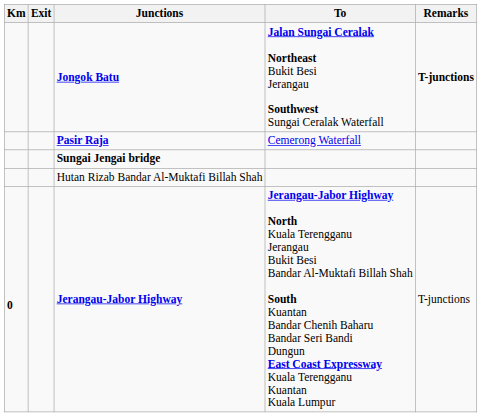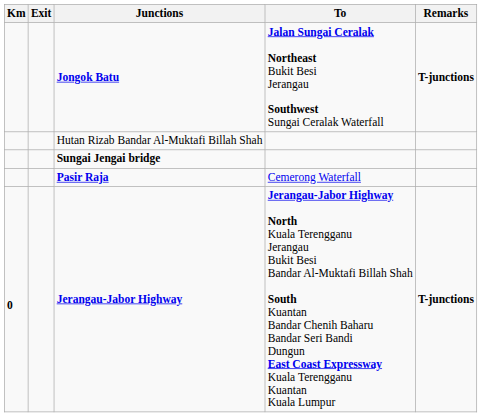rows swapped: (83, 140) <-> (160, 177)
(444, 299) normal -> (446, 299) bold
